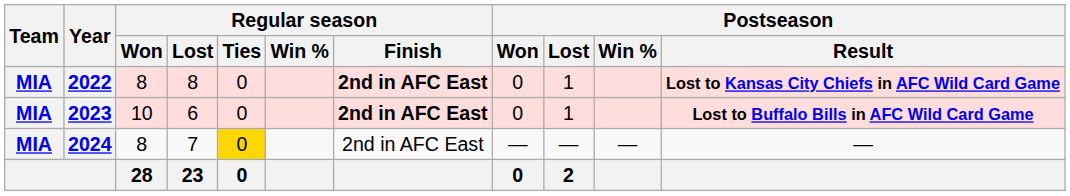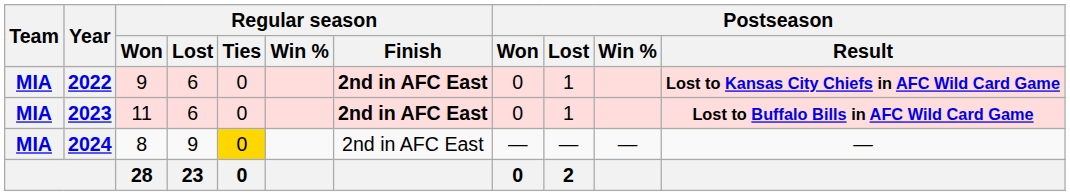(142, 82) 8 -> (142, 82) 9
(193, 82) 8 -> (193, 82) 6
(142, 113) 10 -> (142, 113) 11
(193, 145) 7 -> (193, 145) 9
